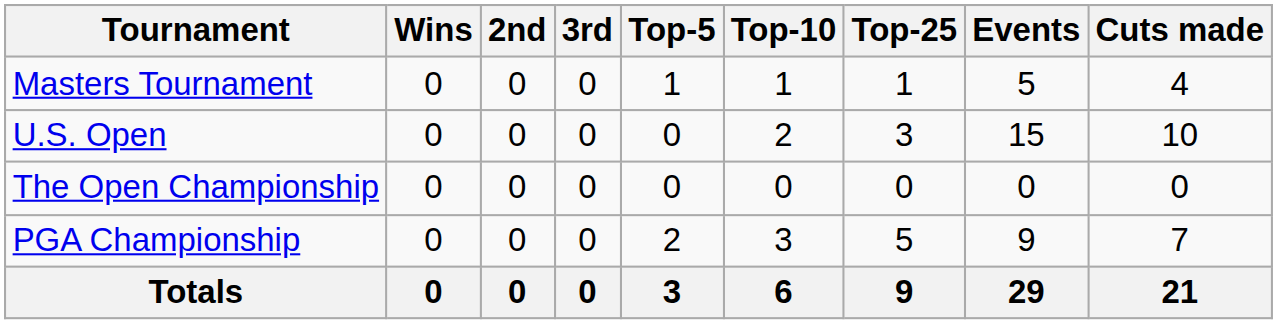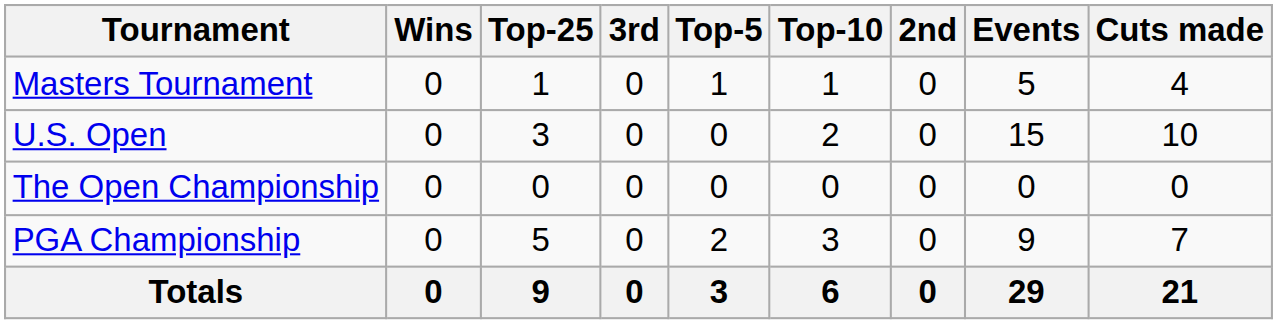columns swapped: (517, 30) <-> (904, 30)
